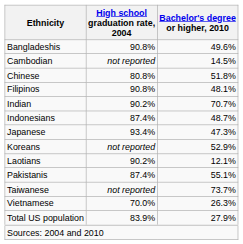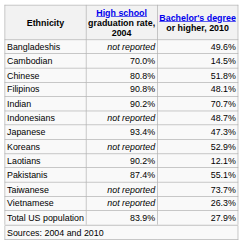(143, 47) 90.8% -> (131, 47) not reported
(131, 61) not reported -> (143, 61) 70.0%
(143, 118) 87.4% -> (131, 118) not reported
(143, 204) 70.0% -> (131, 204) not reported
